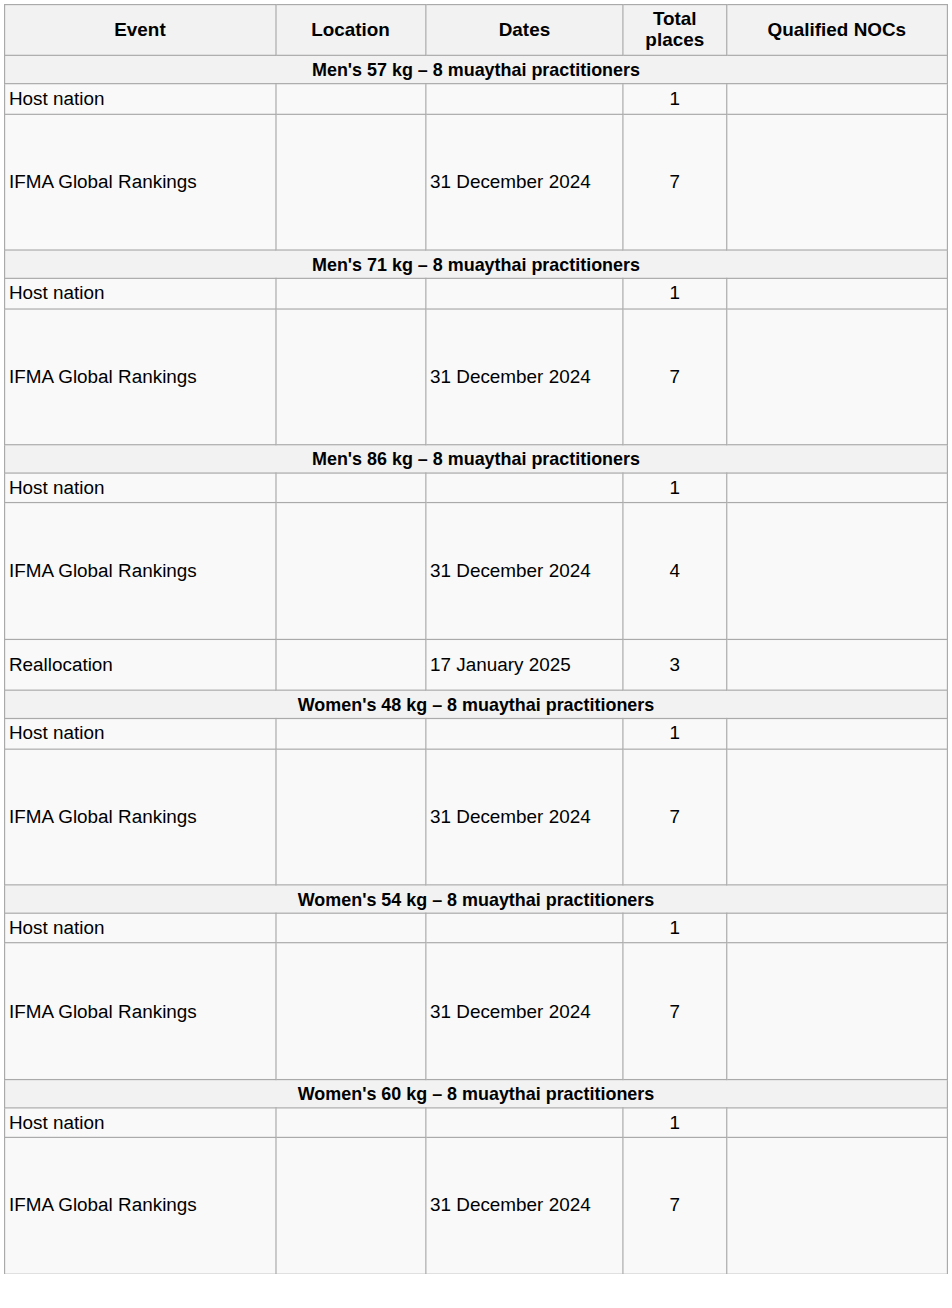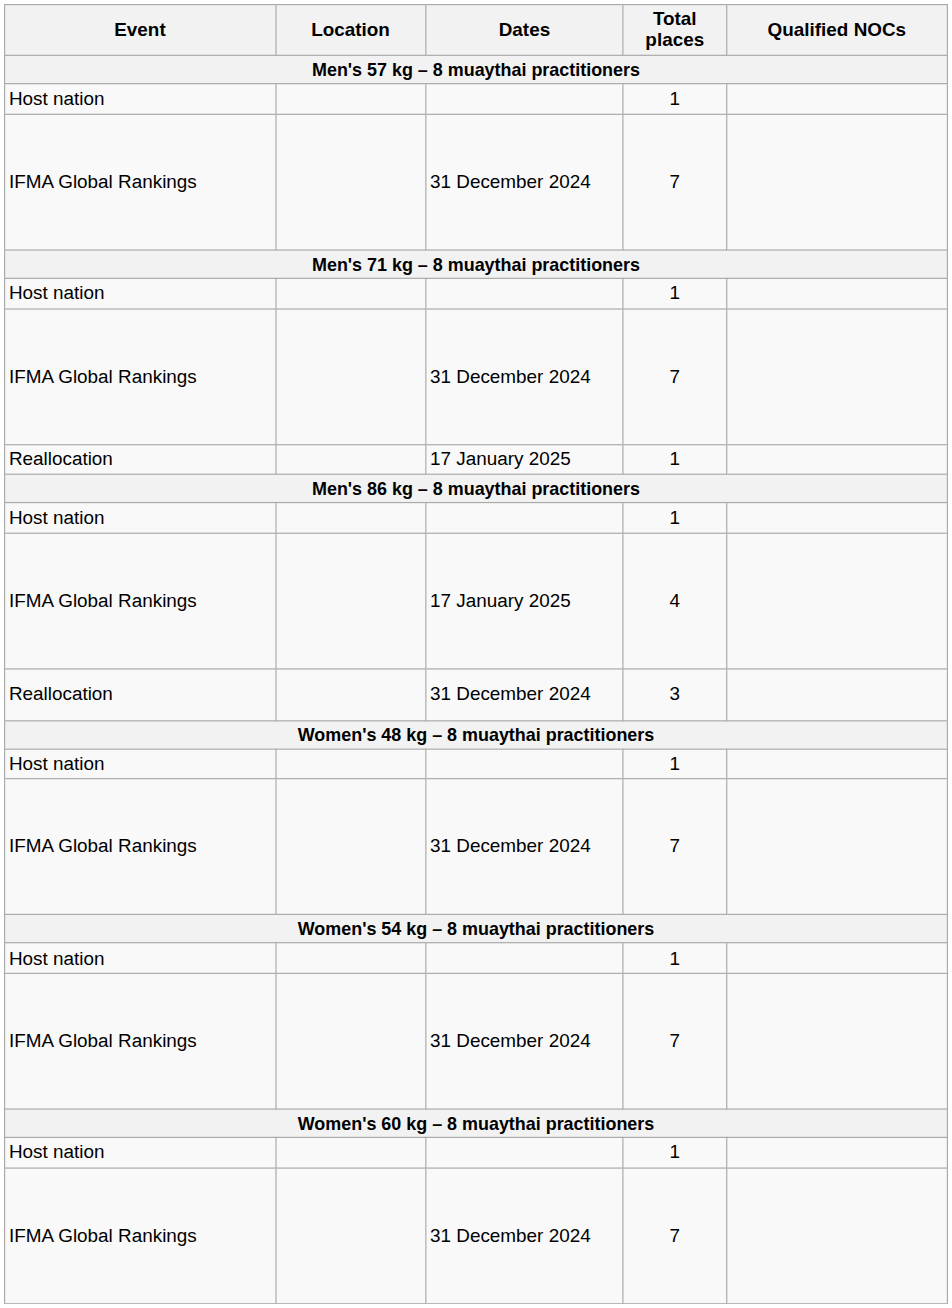+ row: (61, 459)
(510, 571) 31 December 2024 -> (500, 600) 17 January 2025
(500, 664) 17 January 2025 -> (510, 694) 31 December 2024
